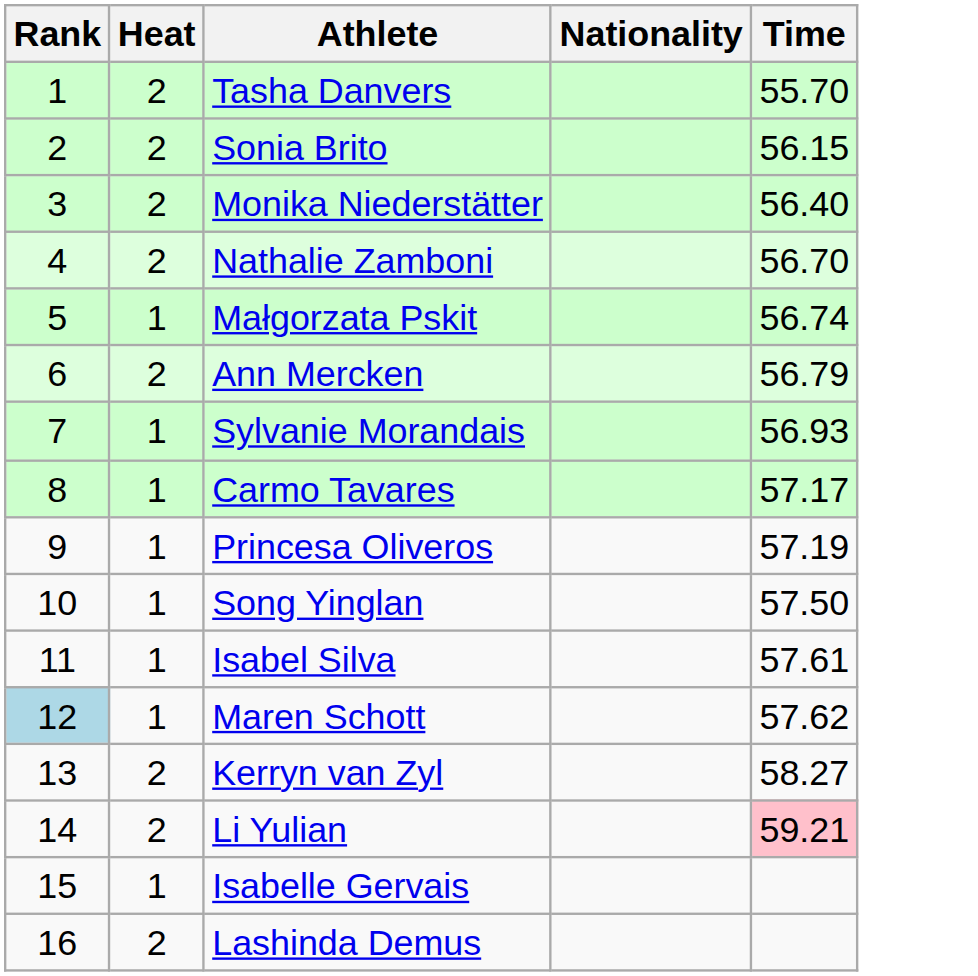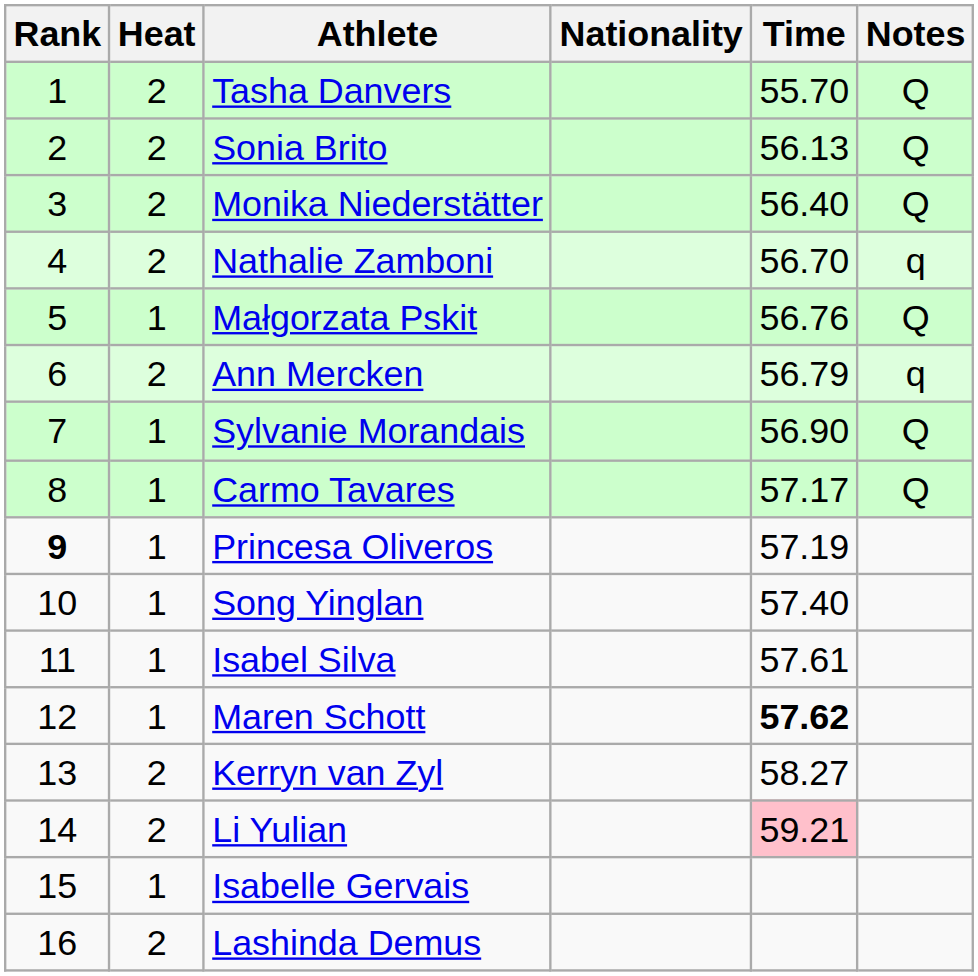+ column: (916, 34)
(804, 147) 56.15 -> (804, 147) 56.13
(804, 318) 56.74 -> (804, 318) 56.76
(804, 431) 56.93 -> (804, 431) 56.90
(57, 545) normal -> (57, 545) bold
(804, 602) 57.50 -> (804, 602) 57.40
(57, 715) lightblue background -> (57, 715) no background
(804, 715) normal -> (804, 715) bold
